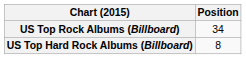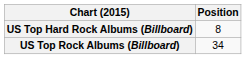rows swapped: (100, 45) <-> (100, 29)
